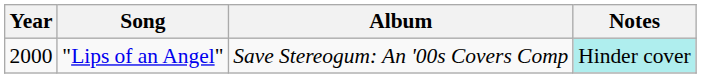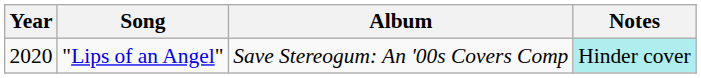(31, 55) 2000 -> (31, 55) 2020
